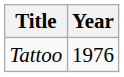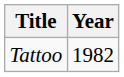(93, 54) 1976 -> (93, 54) 1982
